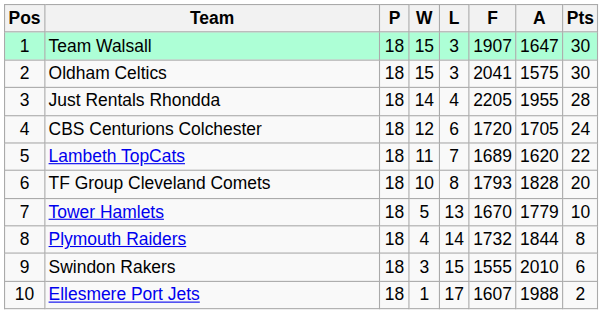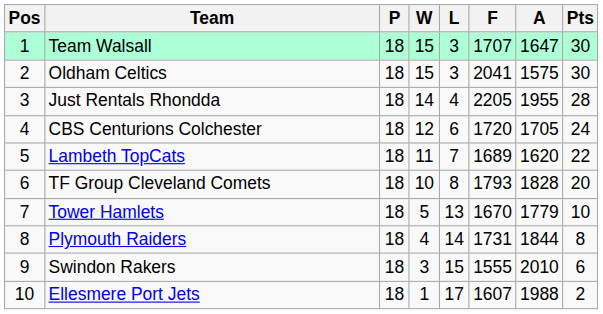(493, 45) 1907 -> (493, 45) 1707
(493, 239) 1732 -> (493, 239) 1731
